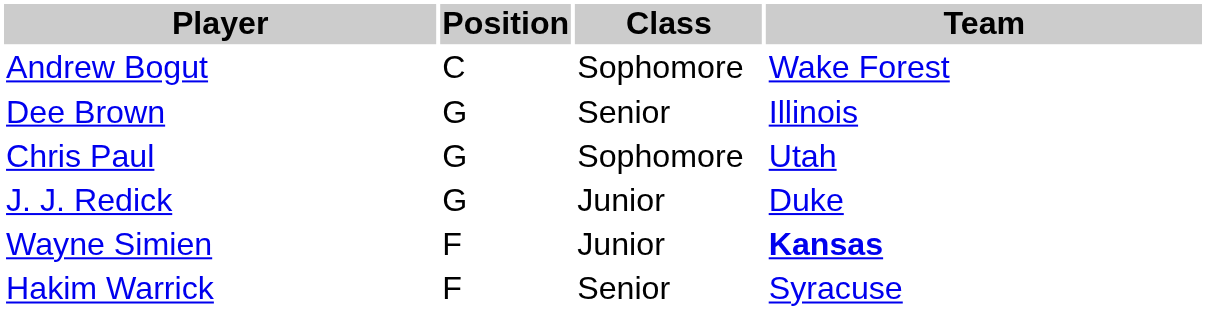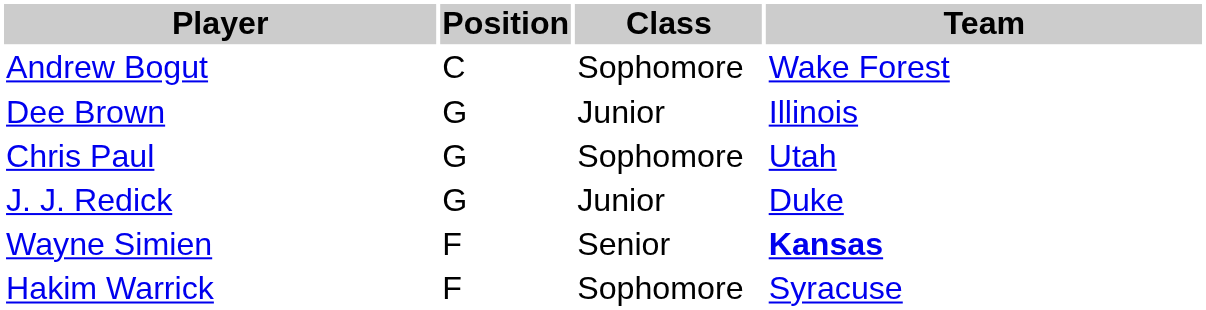(624, 112) Senior -> (621, 112) Junior
(621, 244) Junior -> (624, 244) Senior
(624, 288) Senior -> (660, 288) Sophomore
